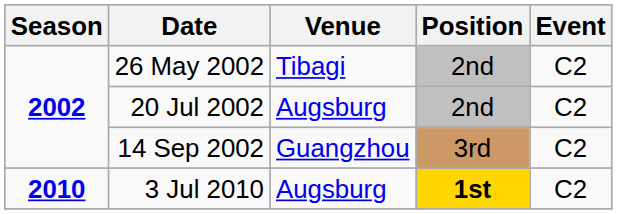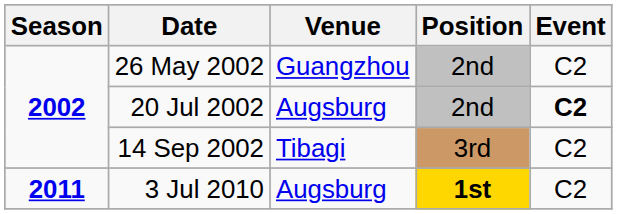(311, 66) Tibagi -> (343, 66) Guangzhou
(571, 107) normal -> (571, 107) bold
(343, 148) Guangzhou -> (311, 148) Tibagi
(57, 189) 2010 -> (57, 189) 2011
